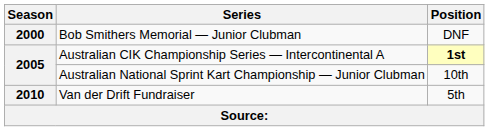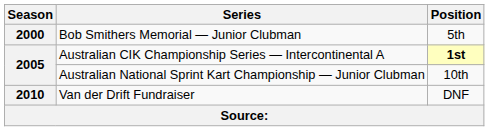(456, 34) DNF -> (456, 34) 5th
(456, 95) 5th -> (456, 95) DNF
